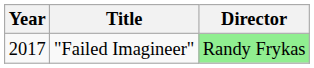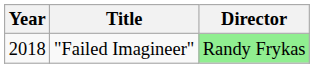(27, 48) 2017 -> (27, 48) 2018
